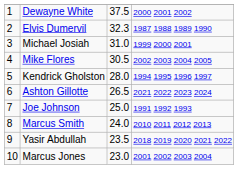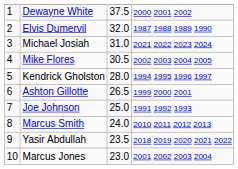(119, 28) 32.3 -> (119, 28) 32.0
(163, 44) 1999 2000 2001 -> (173, 44) 2021 2022 2023 2024
(173, 92) 2021 2022 2023 2024 -> (163, 92) 1999 2000 2001
